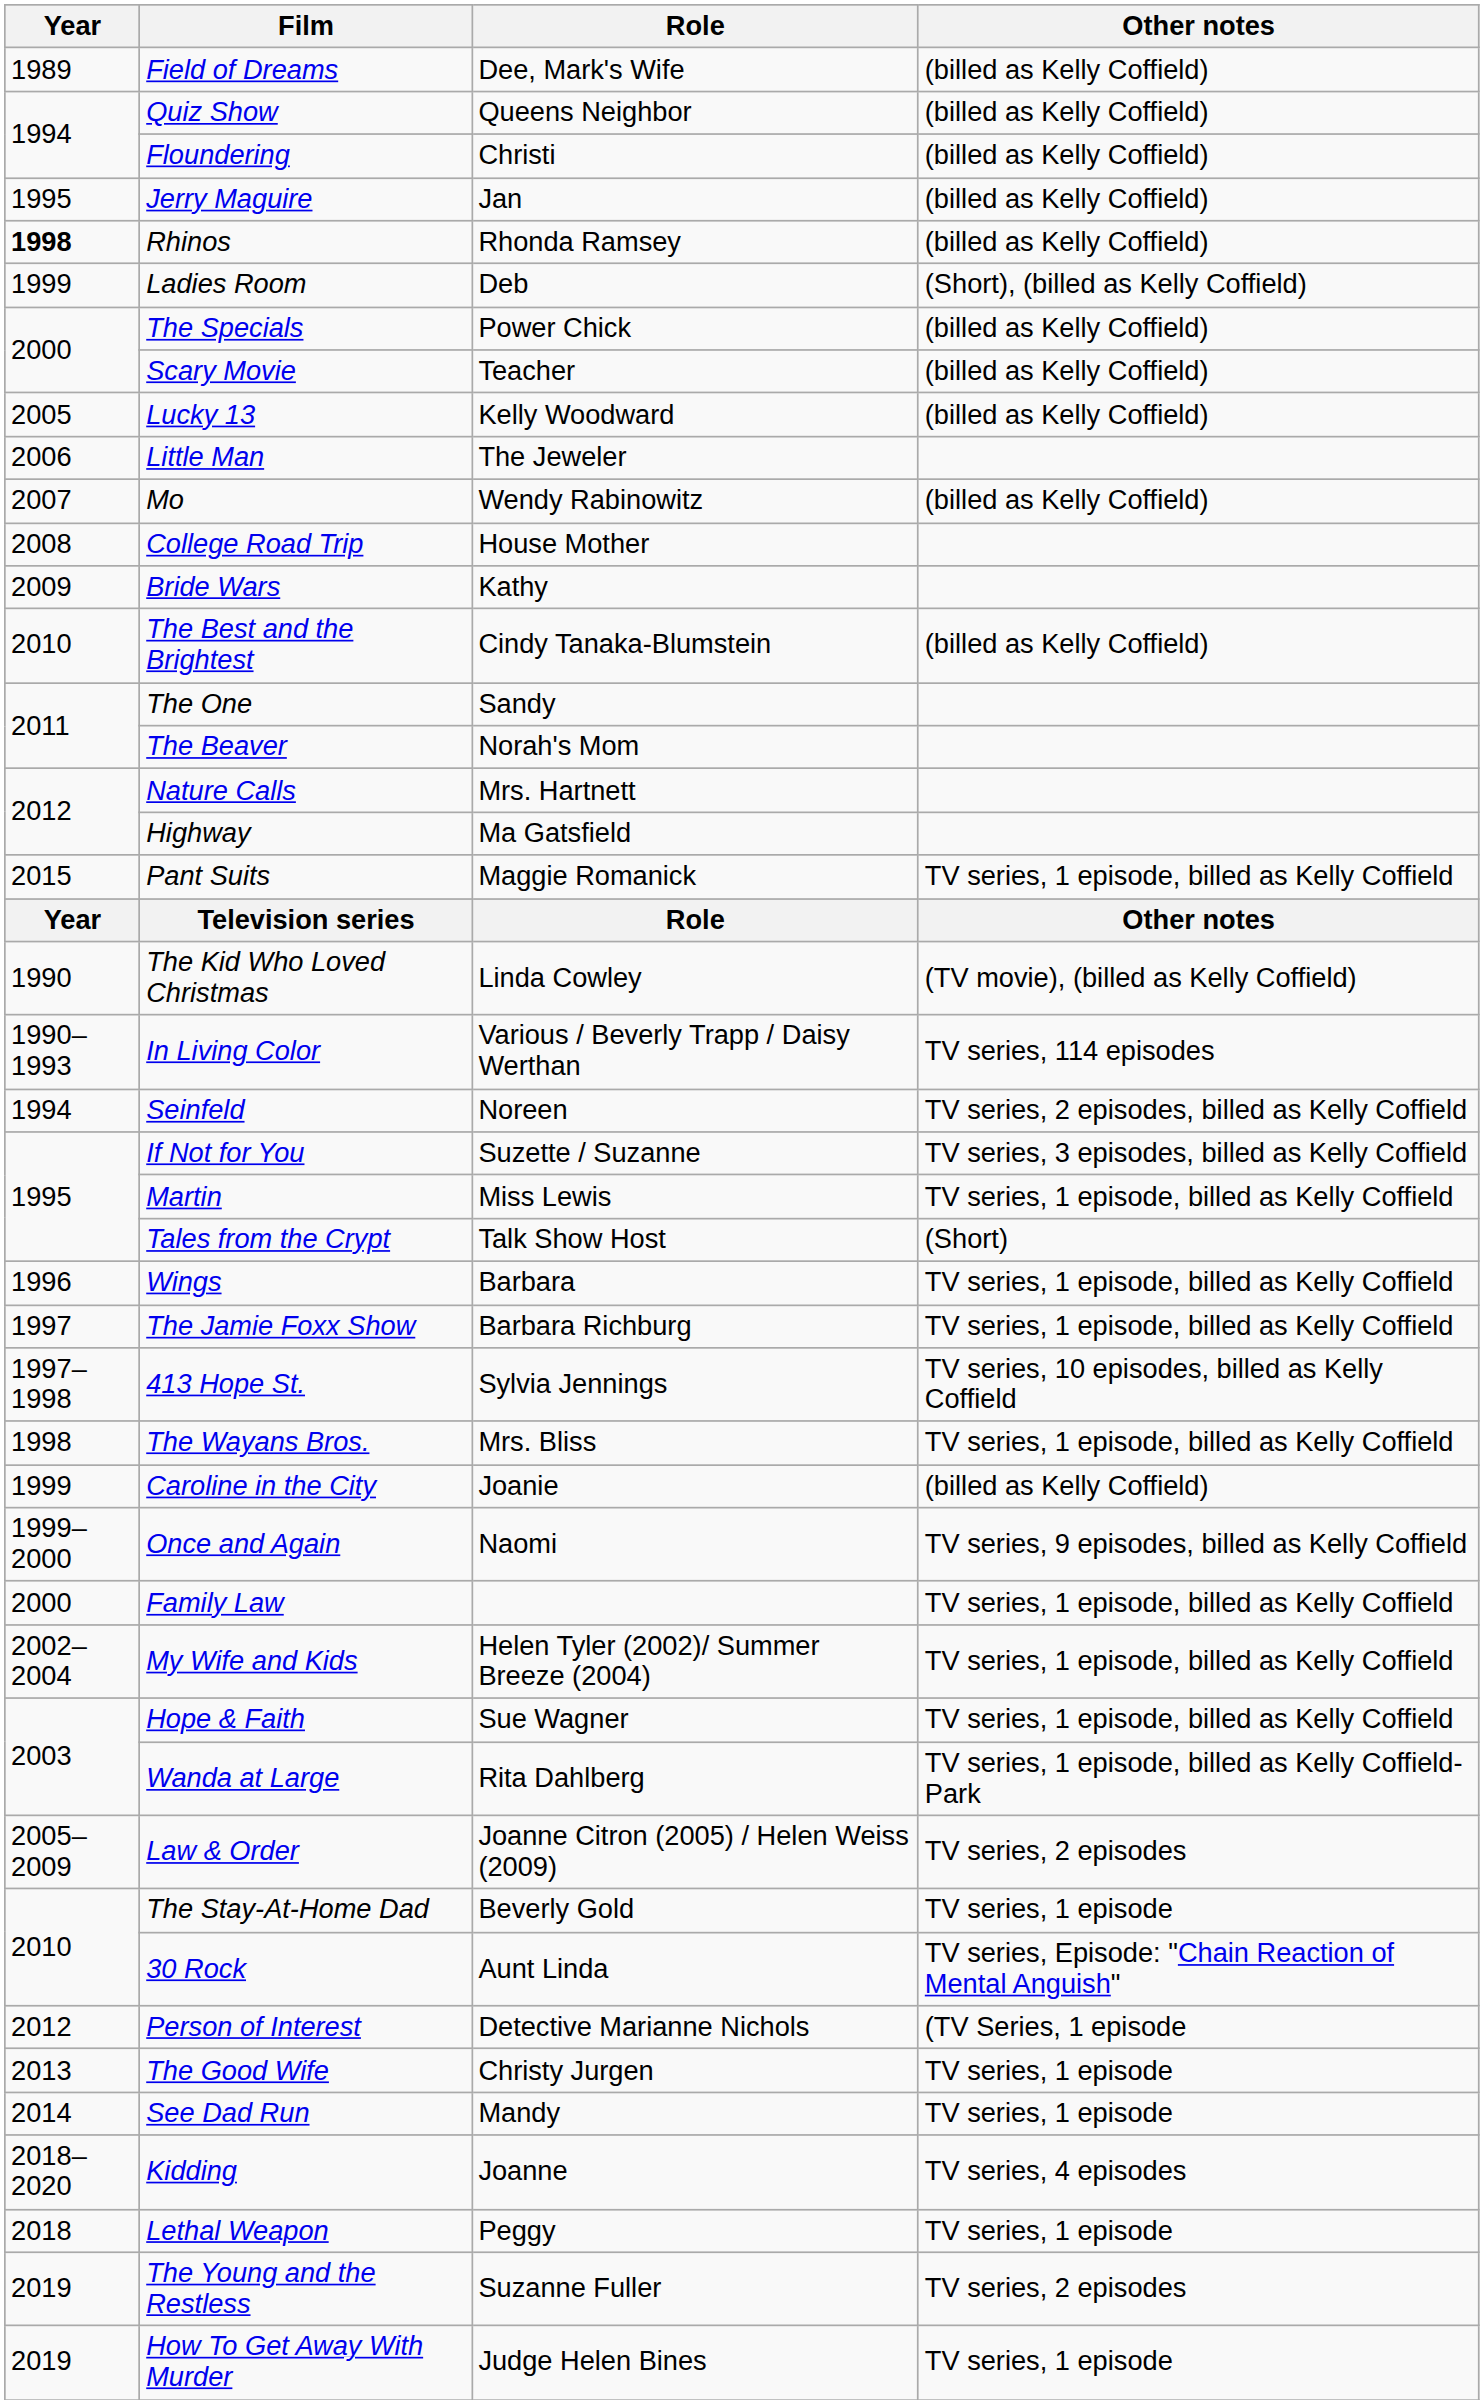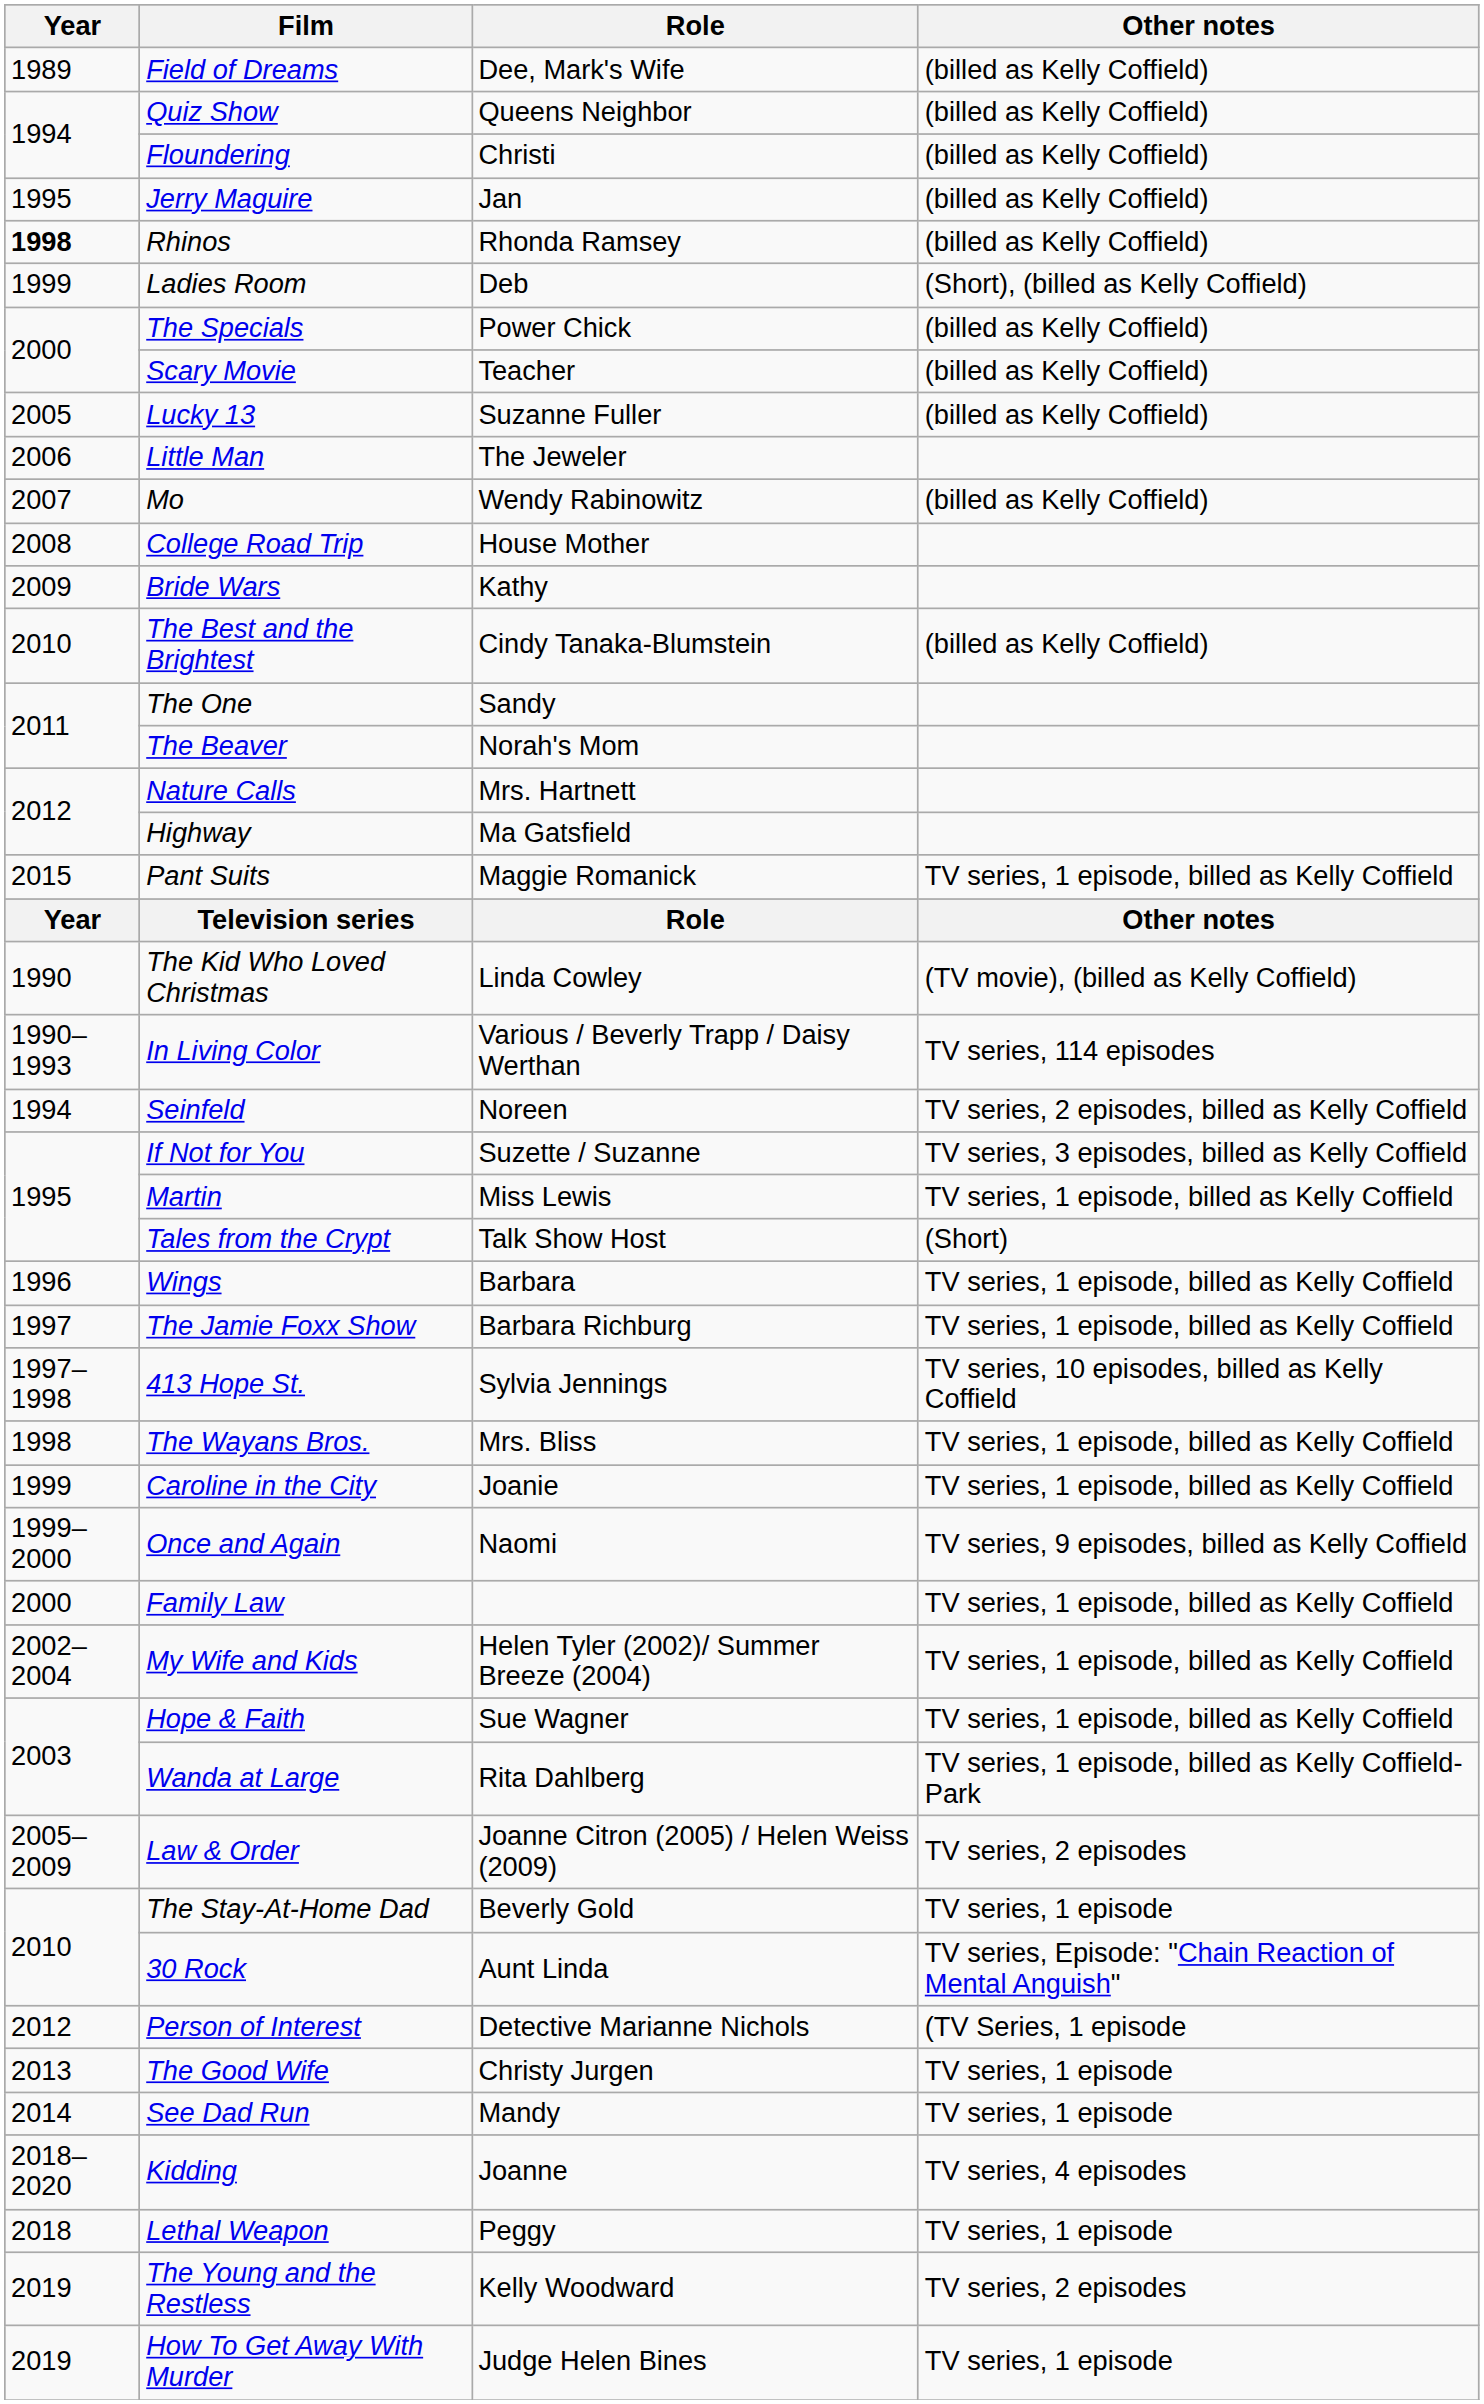(576, 414) Kelly Woodward -> (570, 414) Suzanne Fuller
(1067, 1485) (billed as Kelly Coffield) -> (1189, 1485) TV series, 1 episode, billed as Kelly Coffield
(570, 2288) Suzanne Fuller -> (576, 2288) Kelly Woodward
